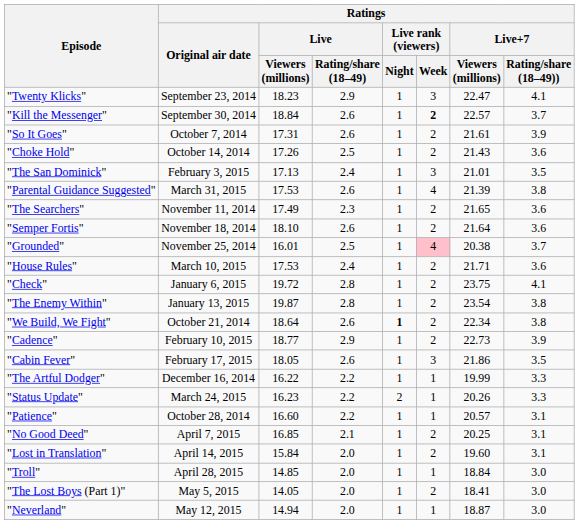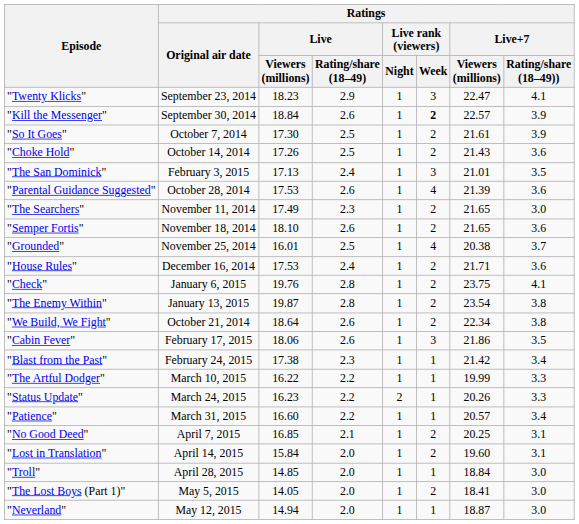(539, 115) 3.7 -> (539, 115) 3.9
(285, 134) 17.31 -> (285, 134) 17.30
(347, 134) 2.6 -> (347, 134) 2.5
(208, 190) March 31, 2015 -> (208, 190) October 28, 2014
(539, 190) 3.8 -> (539, 190) 3.6
(539, 209) 3.6 -> (539, 209) 3.0
(477, 228) 21.64 -> (477, 228) 21.65
(433, 247) pink background -> (433, 247) no background
(208, 265) March 10, 2015 -> (208, 265) December 16, 2014
(285, 284) 19.72 -> (285, 284) 19.76
(399, 322) bold -> (399, 322) normal
- row: (32, 340)
(285, 359) 18.05 -> (285, 340) 18.06
+ row: (57, 359)
(208, 378) December 16, 2014 -> (208, 378) March 10, 2015
(208, 416) October 28, 2014 -> (208, 416) March 31, 2015
(539, 416) 3.1 -> (539, 416) 3.4
